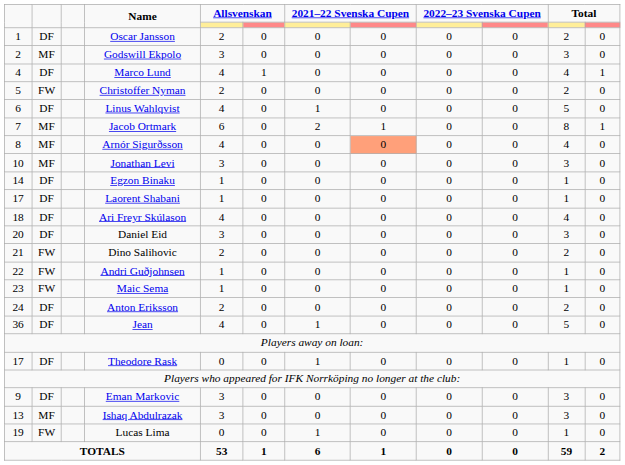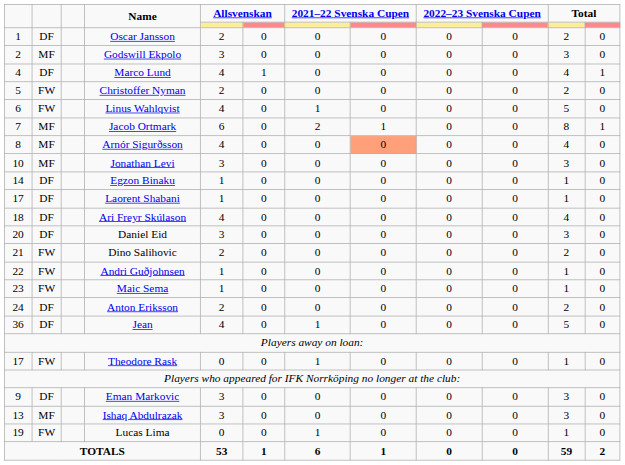(47, 108) DF -> (47, 108) FW
(47, 361) DF -> (47, 361) FW
